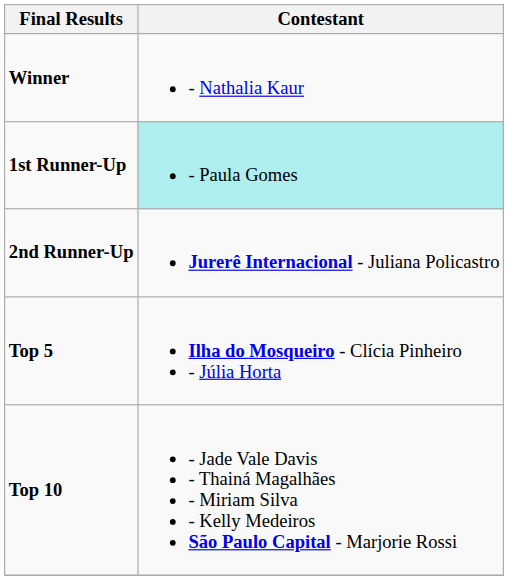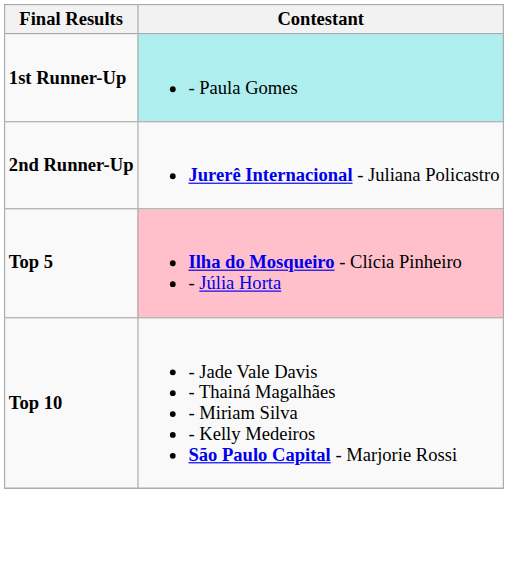- row: (39, 77)
(321, 361) no background -> (321, 273) pink background
